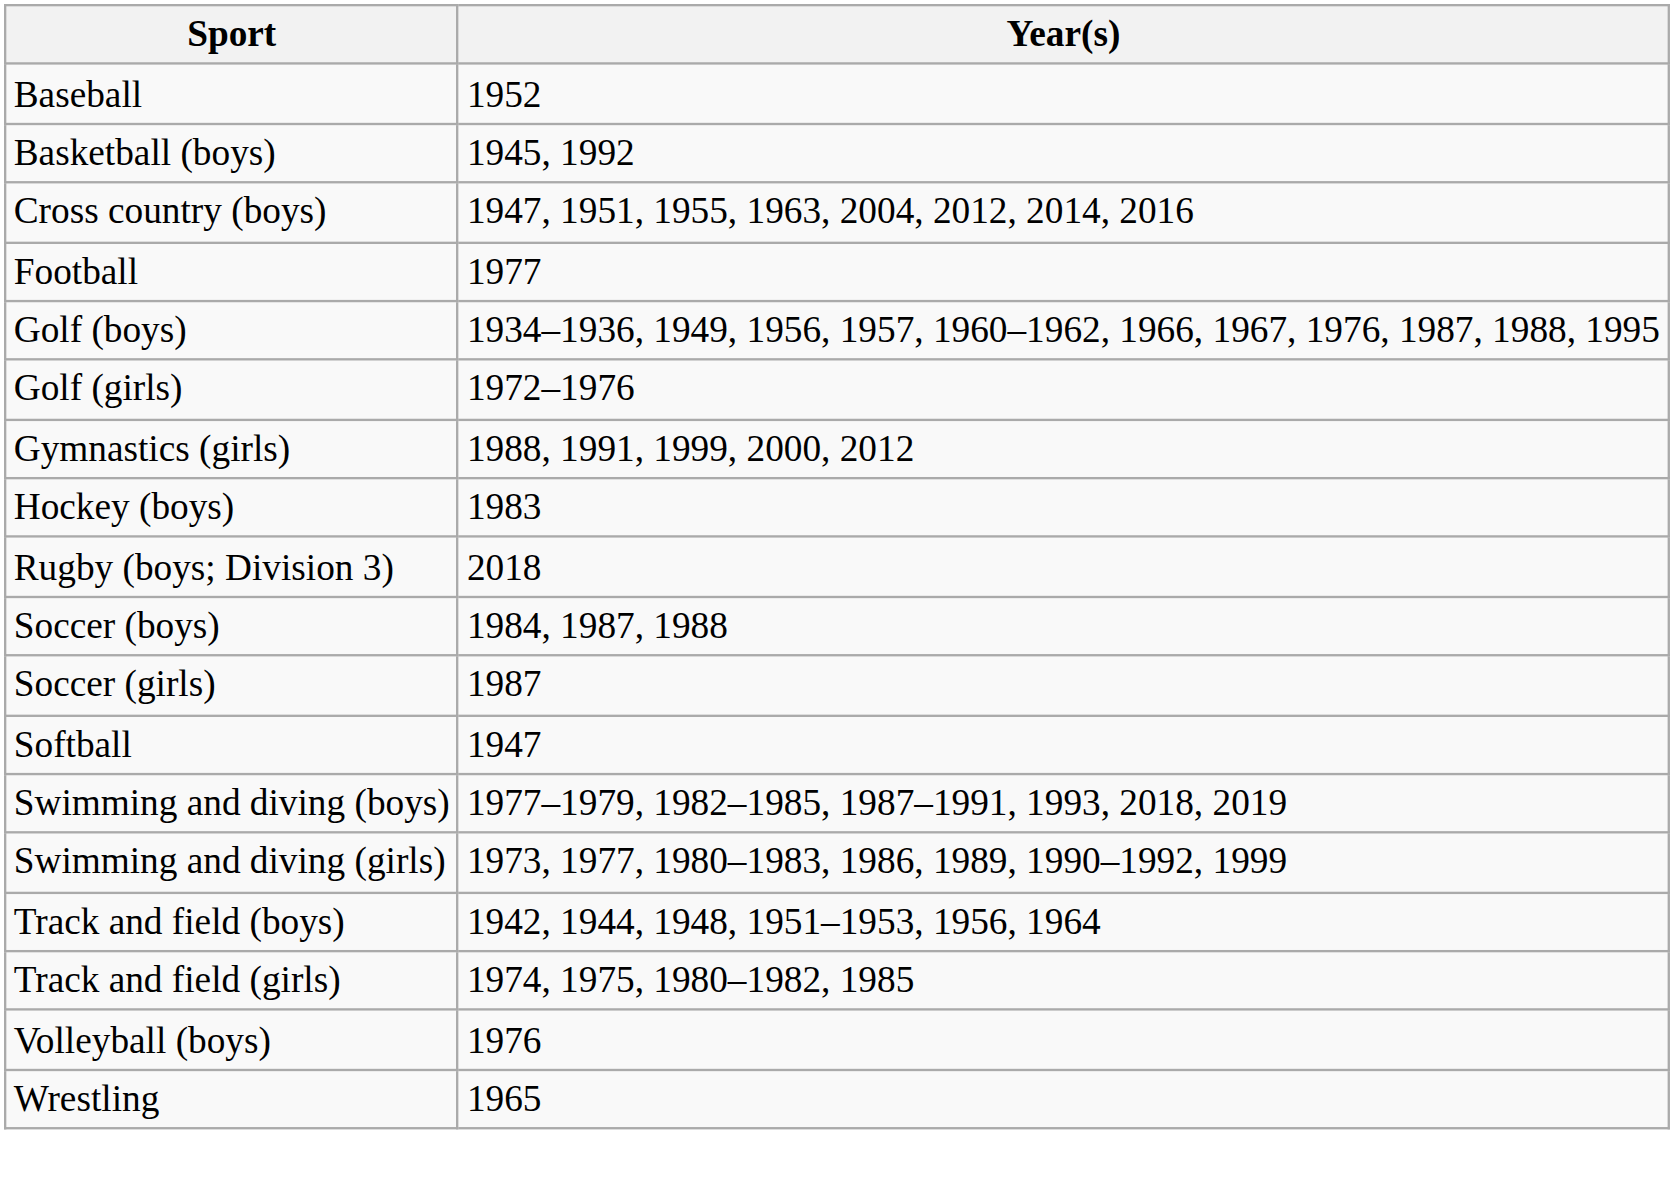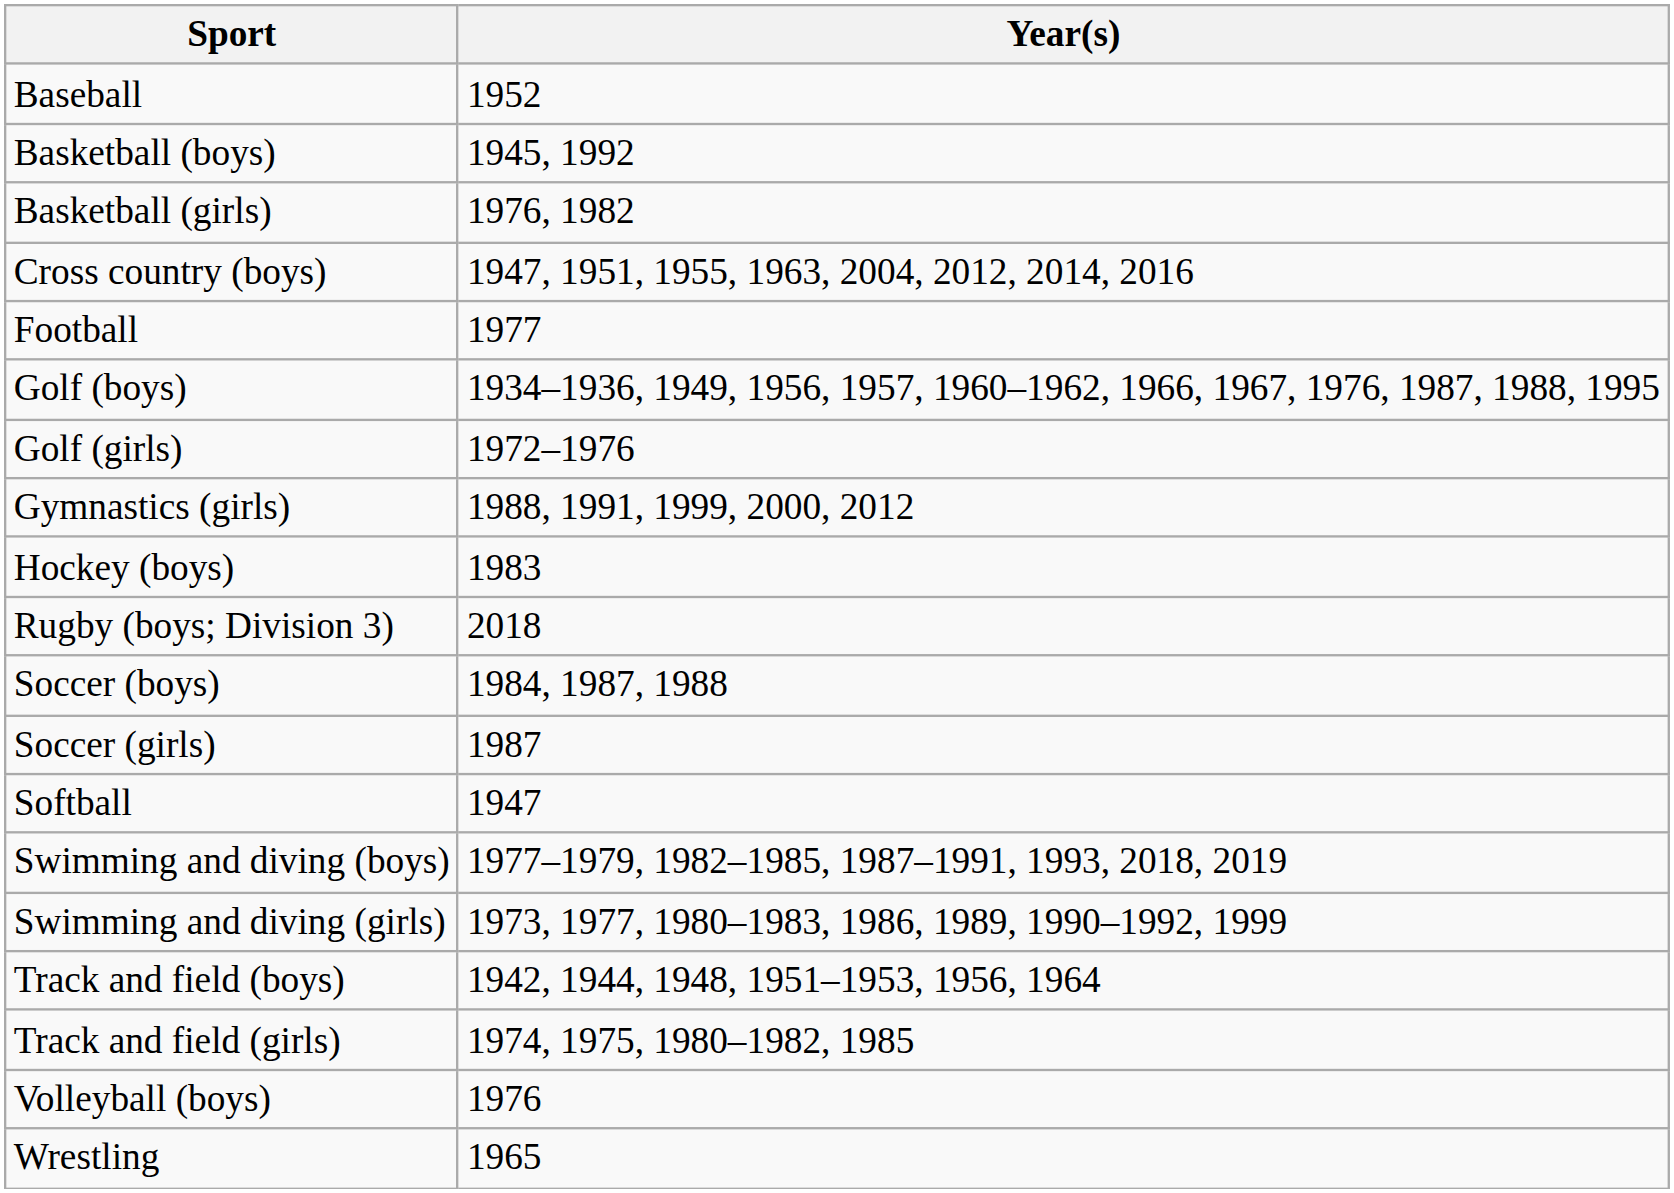+ row: (143, 211)
